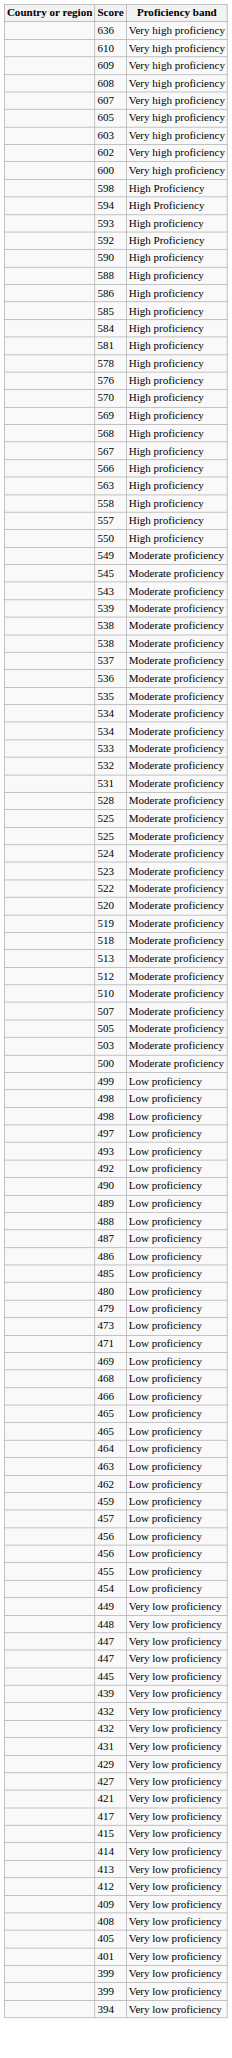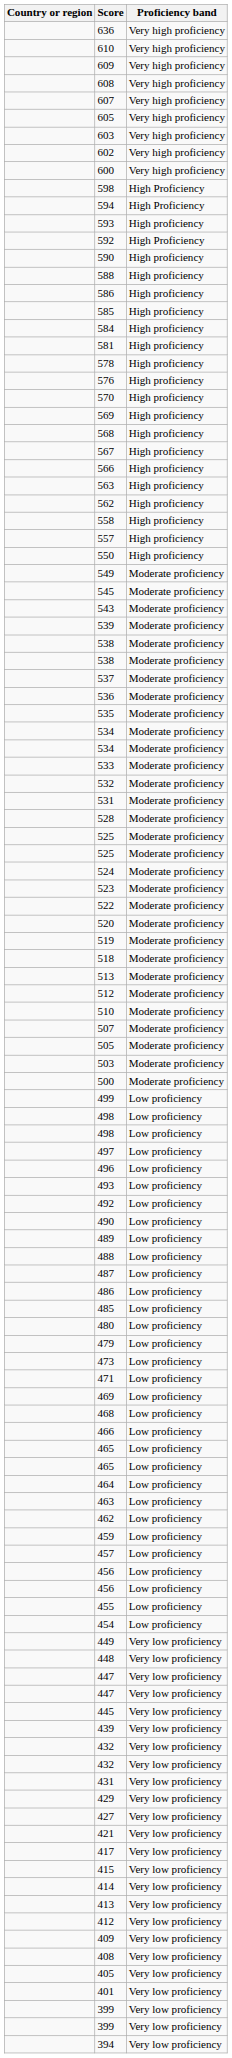+ row: (106, 503)
+ row: (106, 1168)
